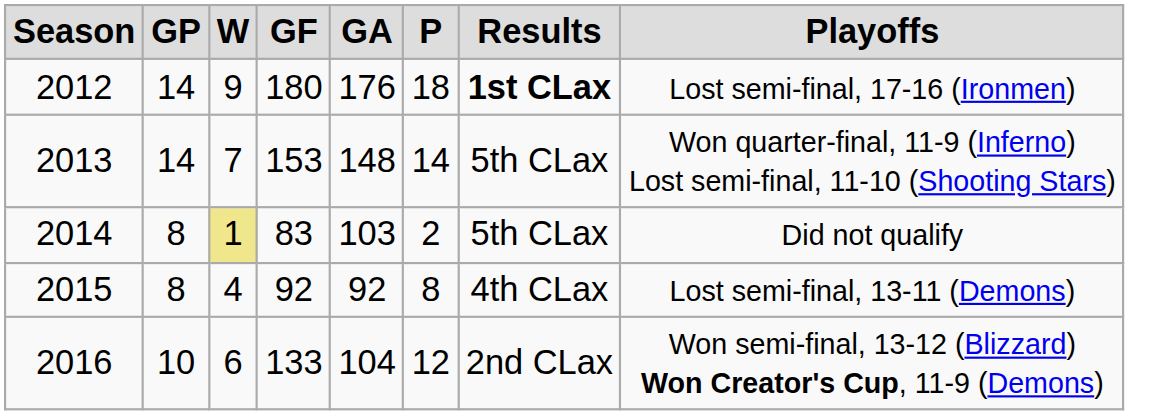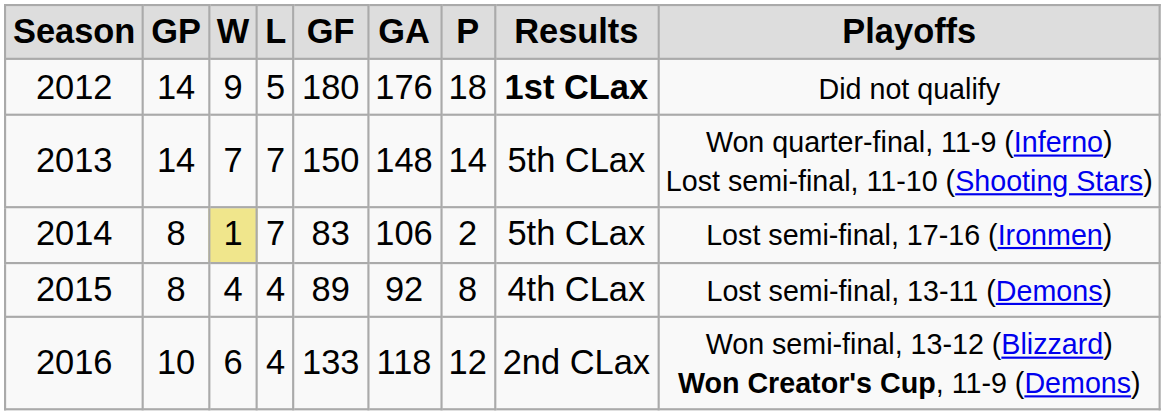+ column: (276, 31)
(872, 88) Lost semi-final, 17-16 (Ironmen) -> (909, 88) Did not qualify
(294, 160) 153 -> (331, 160) 150
(367, 234) 103 -> (404, 234) 106
(872, 236) Did not qualify -> (909, 236) Lost semi-final, 17-16 (Ironmen)
(294, 288) 92 -> (331, 288) 89
(367, 362) 104 -> (404, 362) 118
